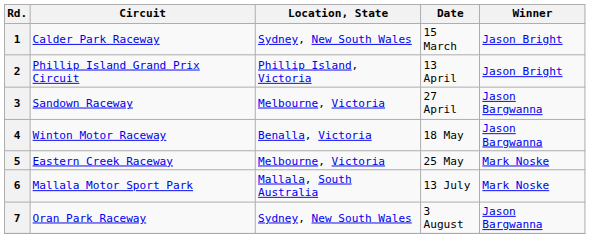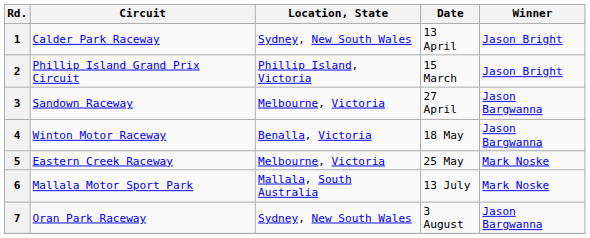(440, 39) 15 March -> (440, 39) 13 April
(440, 71) 13 April -> (440, 71) 15 March
